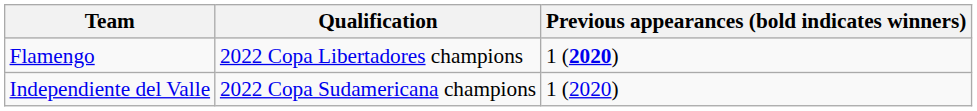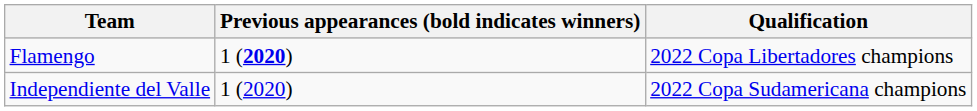columns swapped: (378, 21) <-> (756, 21)
